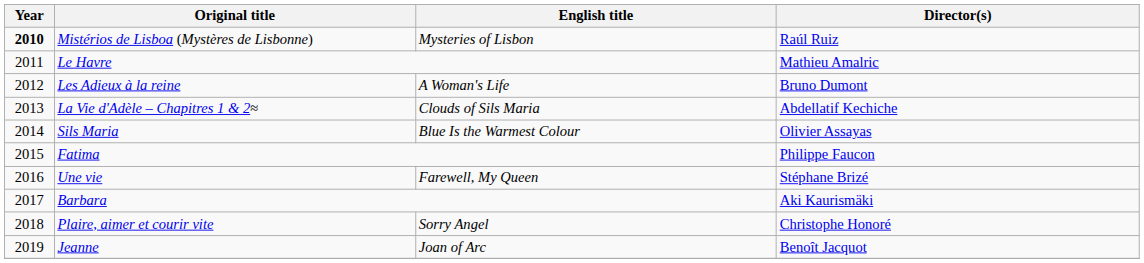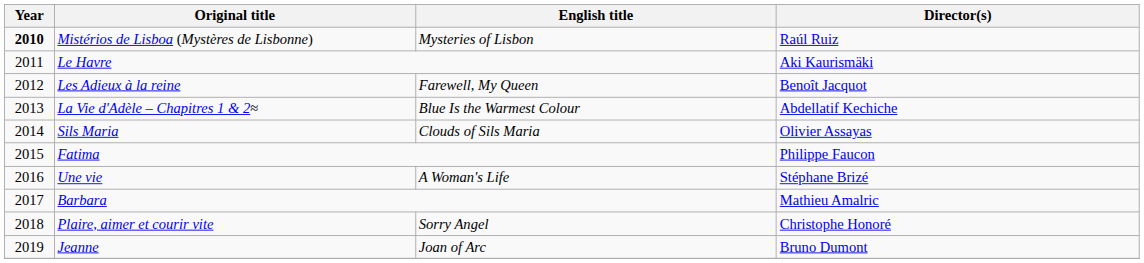(829, 62) Mathieu Amalric -> (826, 62) Aki Kaurismäki
(464, 85) A Woman's Life -> (479, 85) Farewell, My Queen
(824, 85) Bruno Dumont -> (823, 85) Benoît Jacquot
(479, 108) Clouds of Sils Maria -> (499, 108) Blue Is the Warmest Colour
(499, 131) Blue Is the Warmest Colour -> (479, 131) Clouds of Sils Maria
(479, 177) Farewell, My Queen -> (464, 177) A Woman's Life
(826, 200) Aki Kaurismäki -> (829, 200) Mathieu Amalric
(823, 246) Benoît Jacquot -> (824, 246) Bruno Dumont
